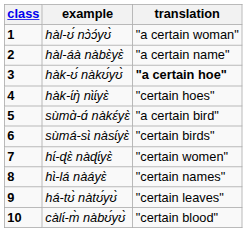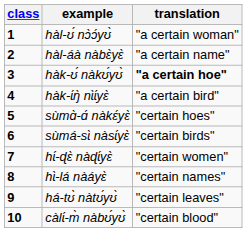(175, 95) "certain hoes" -> (177, 95) "a certain bird"
(177, 116) "a certain bird" -> (175, 116) "certain hoes"
